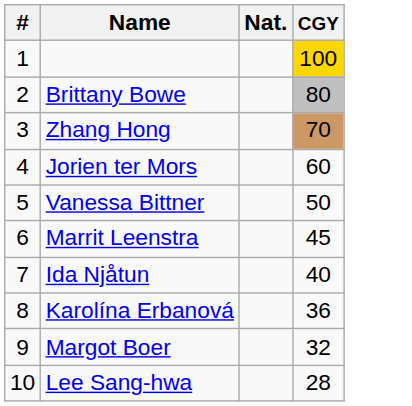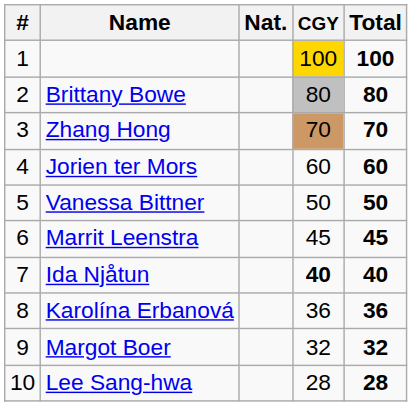+ column: (376, 22)
(318, 274) normal -> (318, 274) bold
